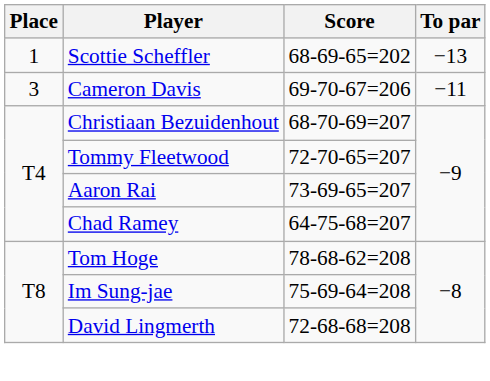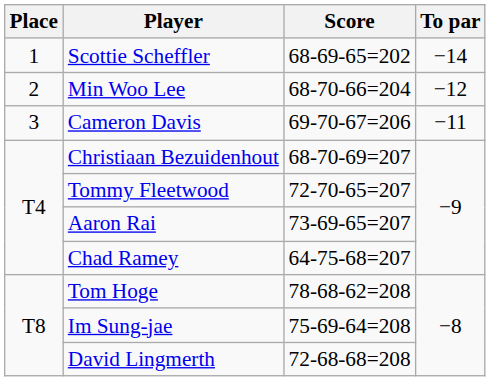(450, 55) −13 -> (450, 55) −14
+ row: (126, 88)
